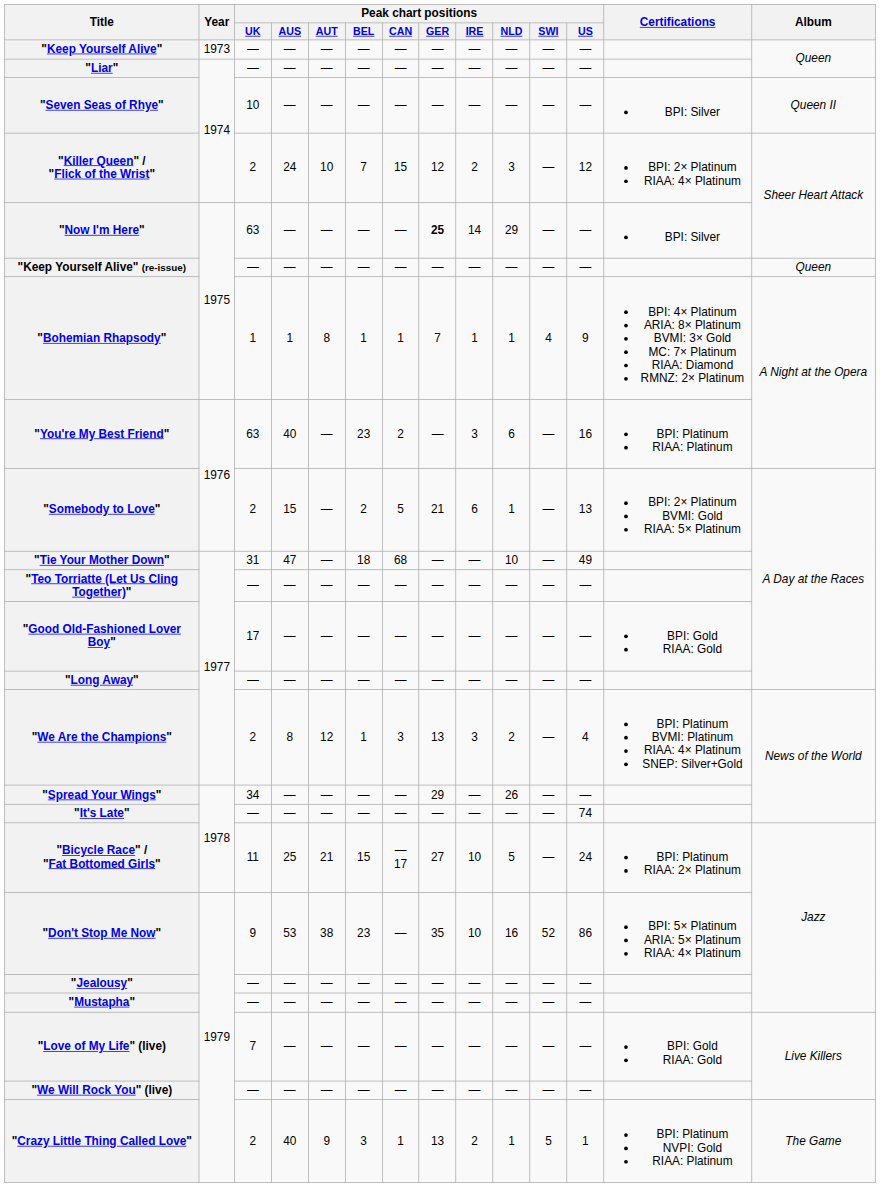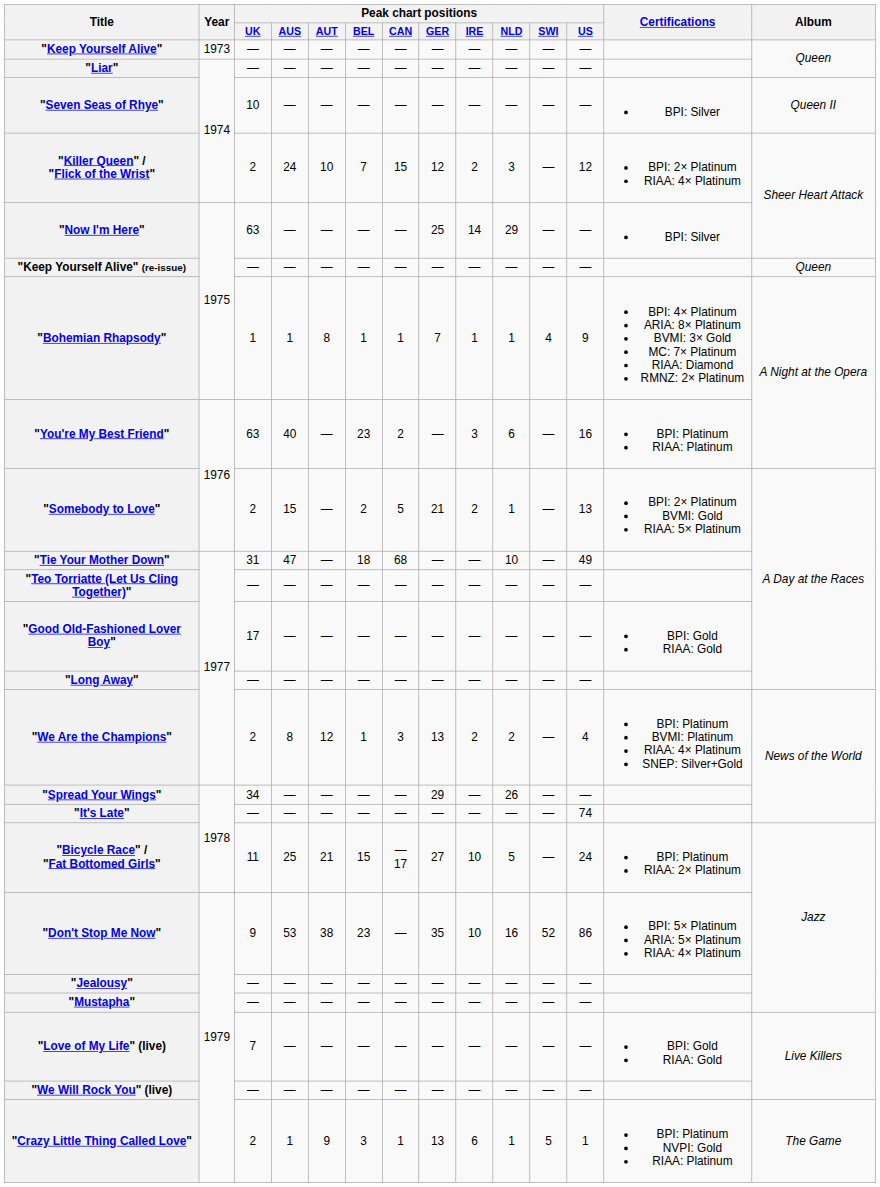(438, 230) bold -> (438, 230) normal
(475, 509) 6 -> (475, 509) 2
(475, 737) 3 -> (475, 737) 2
(290, 1141) 40 -> (290, 1141) 1
(475, 1141) 2 -> (475, 1141) 6
